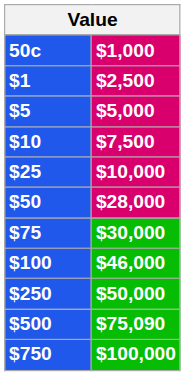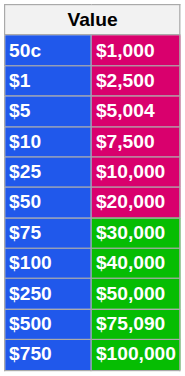(125, 111) $5,000 -> (125, 111) $5,004
(131, 202) $28,000 -> (131, 202) $20,000
(131, 263) $46,000 -> (131, 263) $40,000
